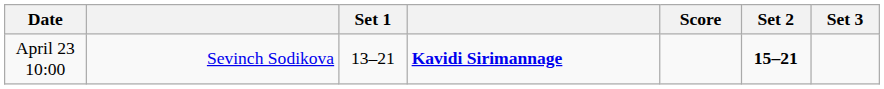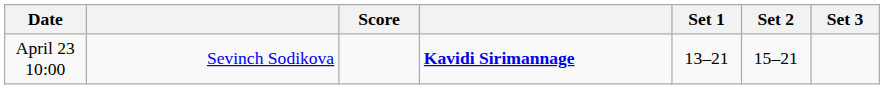columns swapped: (700, 19) <-> (373, 19)
(776, 58) bold -> (776, 58) normal
